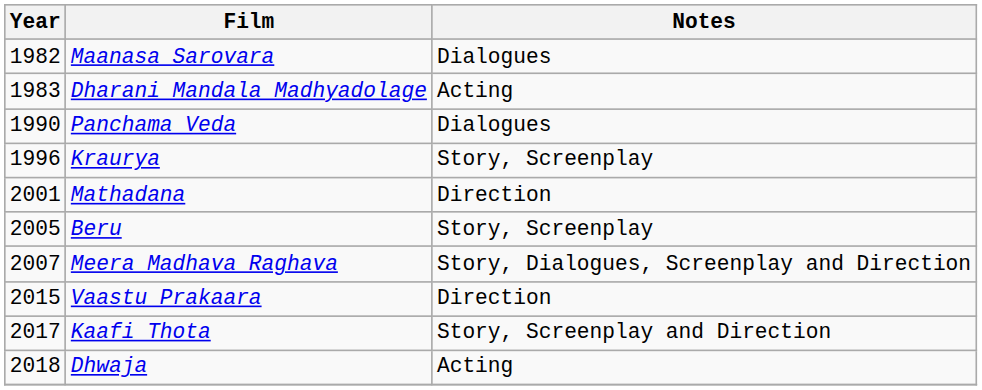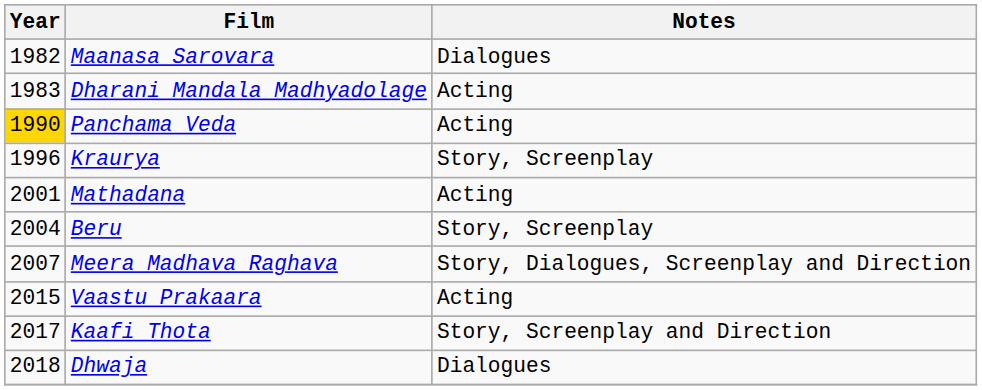(35, 126) no background -> (35, 126) gold background
(494, 126) Dialogues -> (475, 126) Acting
(494, 195) Direction -> (475, 195) Acting
(35, 229) 2005 -> (35, 229) 2004
(494, 298) Direction -> (475, 298) Acting
(475, 367) Acting -> (494, 367) Dialogues
